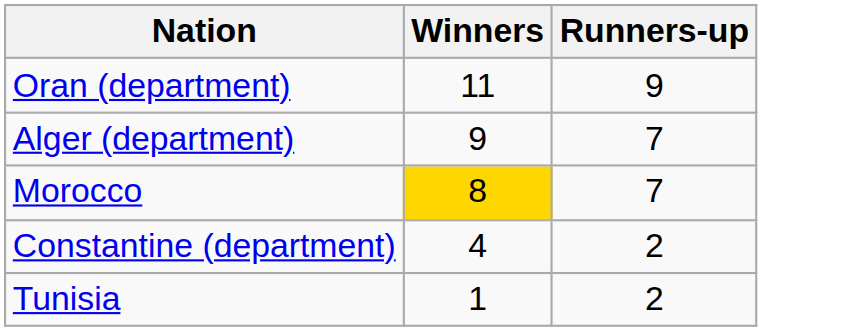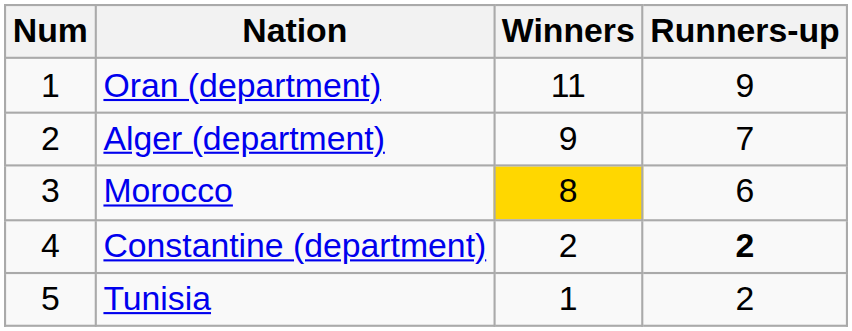+ column: (50, 31)
(654, 191) 7 -> (745, 191) 6
(478, 245) 4 -> (568, 245) 2
(654, 245) normal -> (745, 245) bold
